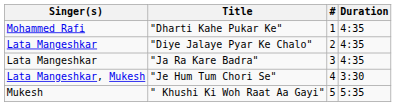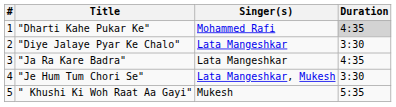columns swapped: (332, 13) <-> (76, 13)
(352, 29) no background -> (352, 29) lightgrey background
(352, 45) 4:35 -> (352, 45) 3:30
